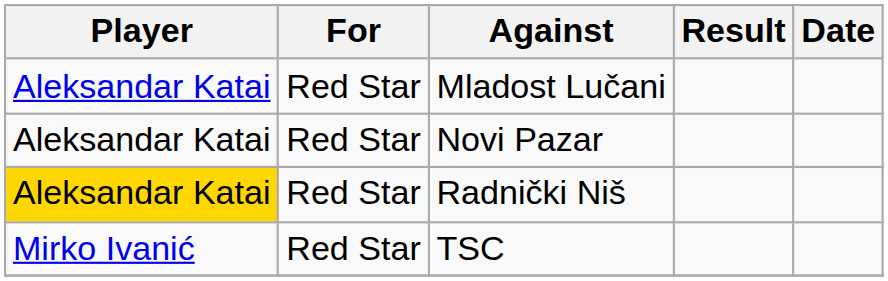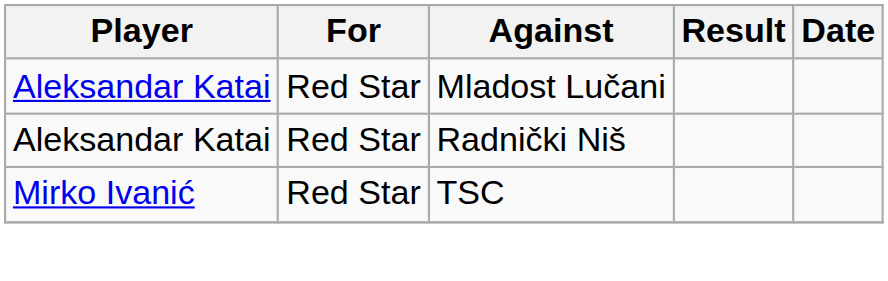- row: (520, 139)
(142, 193) gold background -> (142, 139) no background
